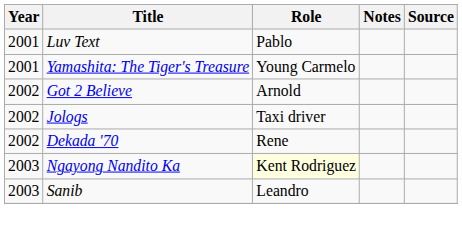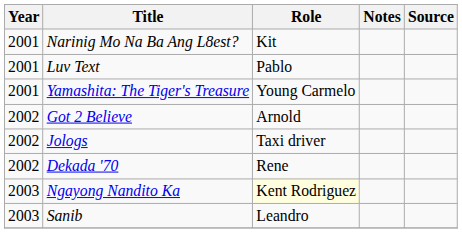+ row: (143, 41)
